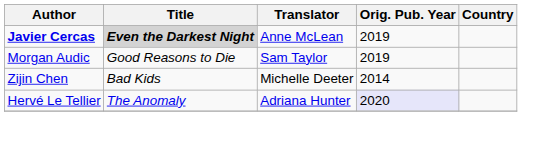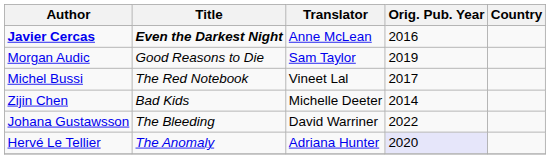(180, 36) lightgrey background -> (209, 36) no background
(375, 36) 2019 -> (403, 36) 2016
+ row: (45, 79)
+ row: (68, 121)
